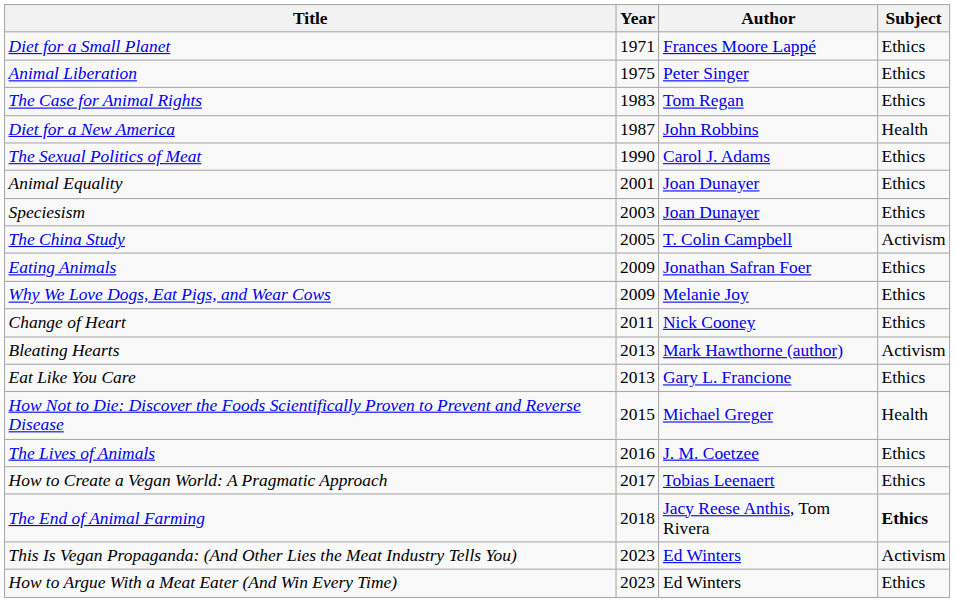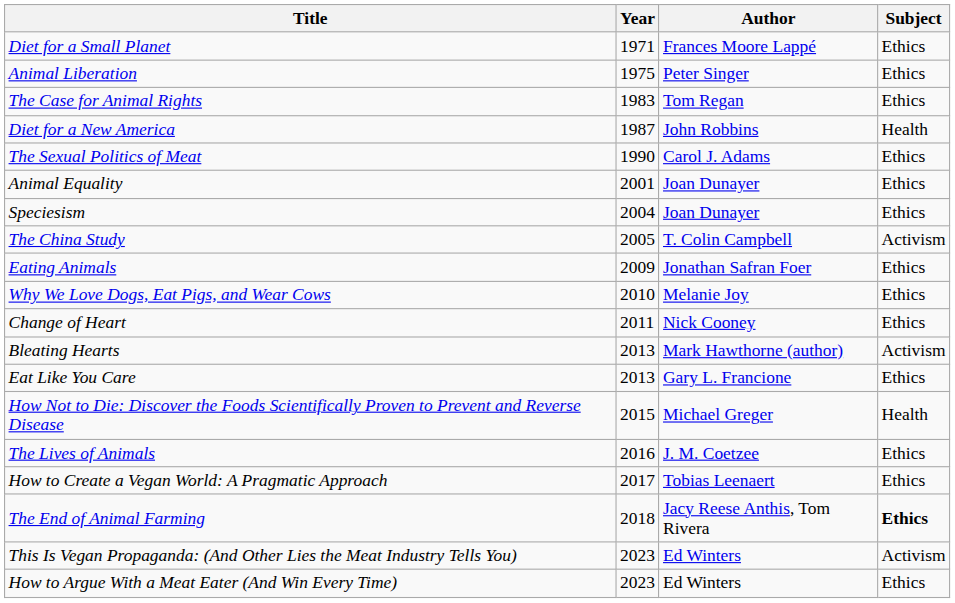(638, 211) 2003 -> (638, 211) 2004
(638, 294) 2009 -> (638, 294) 2010
